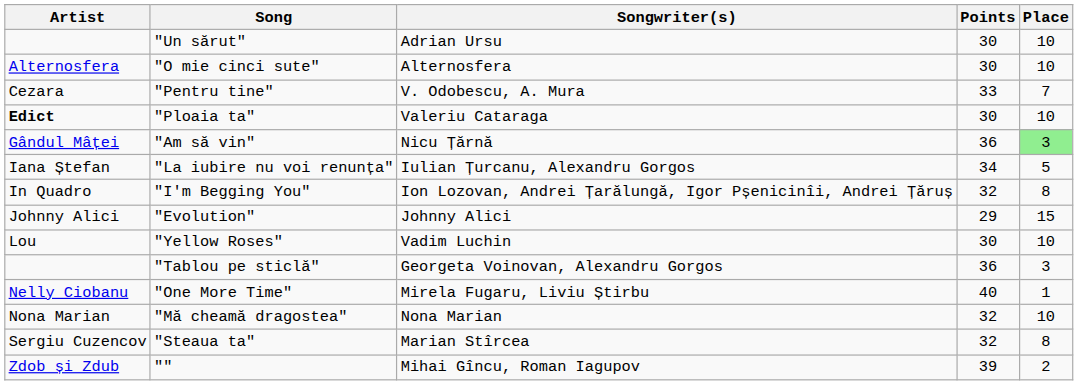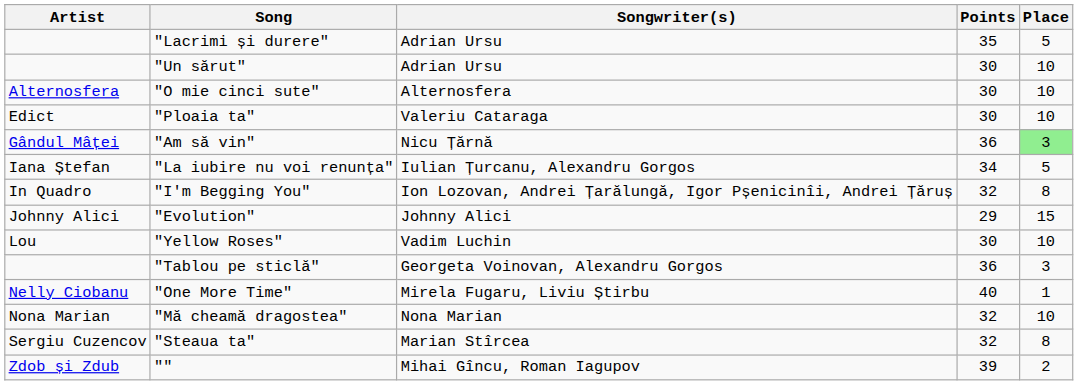+ row: (241, 42)
- row: (214, 92)
(32, 117) bold -> (32, 117) normal
